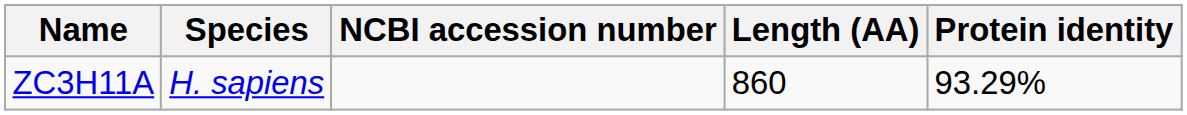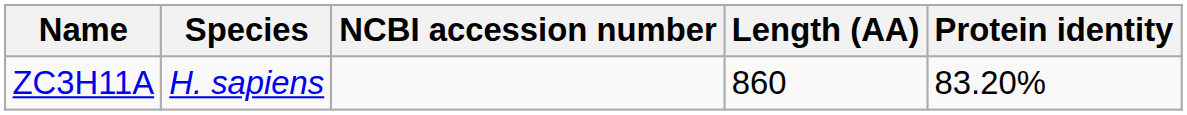(990, 82) 93.29% -> (990, 82) 83.20%
